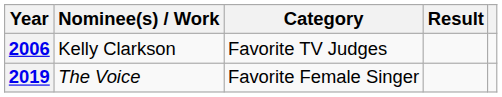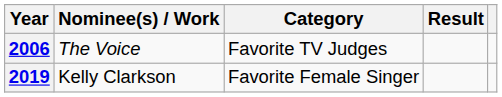(117, 48) Kelly Clarkson -> (99, 48) The Voice
(99, 77) The Voice -> (117, 77) Kelly Clarkson
